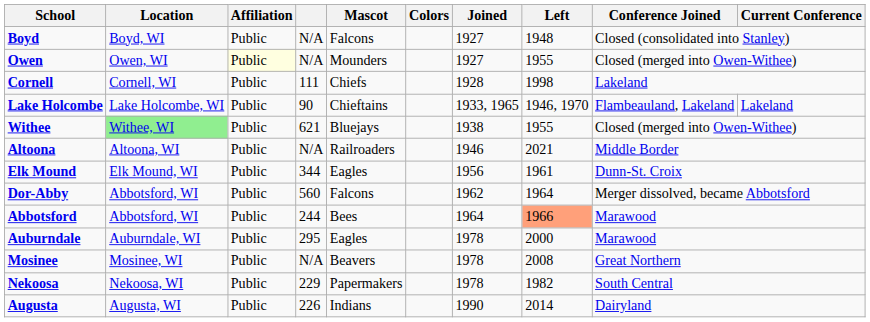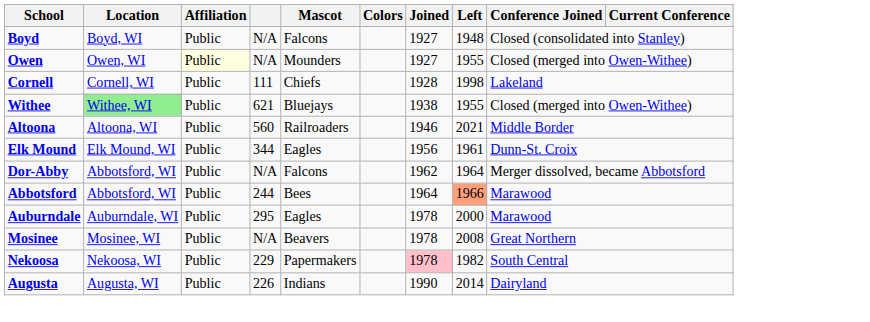- row: (55, 104)
(311, 149) N/A -> (264, 127) 560
(310, 194) 560 -> (265, 171) N/A
(469, 283) no background -> (423, 261) pink background
